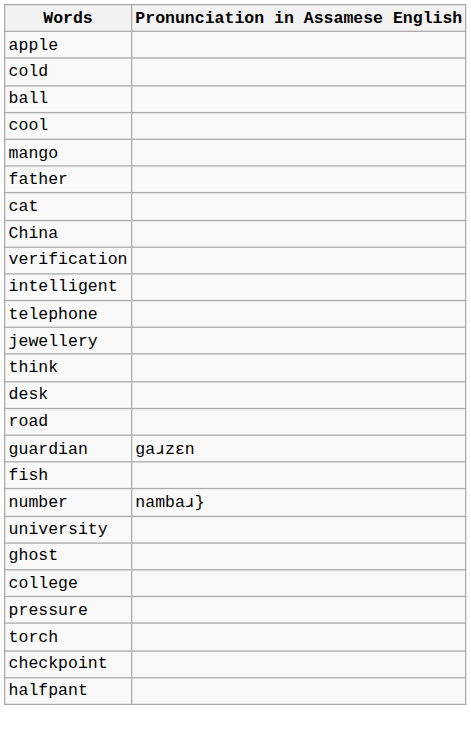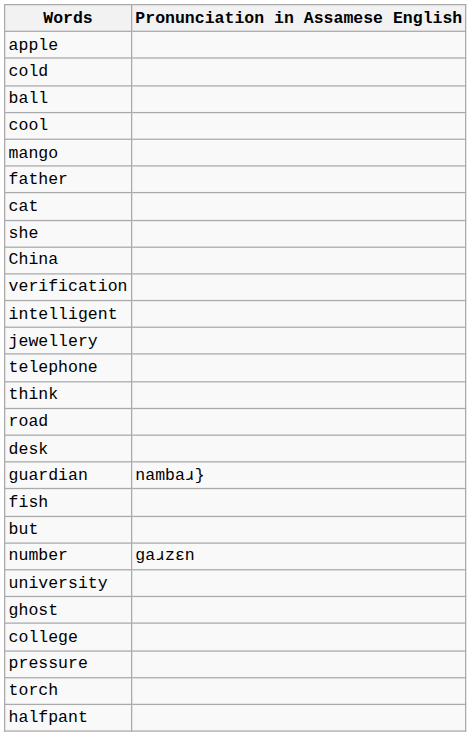+ row: (23, 233)
rows swapped: (53, 314) <-> (53, 341)
rows swapped: (28, 395) <-> (28, 422)
(165, 449) ɡaɹzɛn -> (170, 476) nambaɹ}
+ row: (23, 529)
(170, 502) nambaɹ} -> (165, 556) ɡaɹzɛn
- row: (58, 664)
